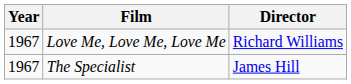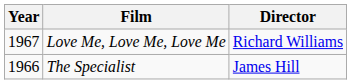(24, 66) 1967 -> (24, 66) 1966
